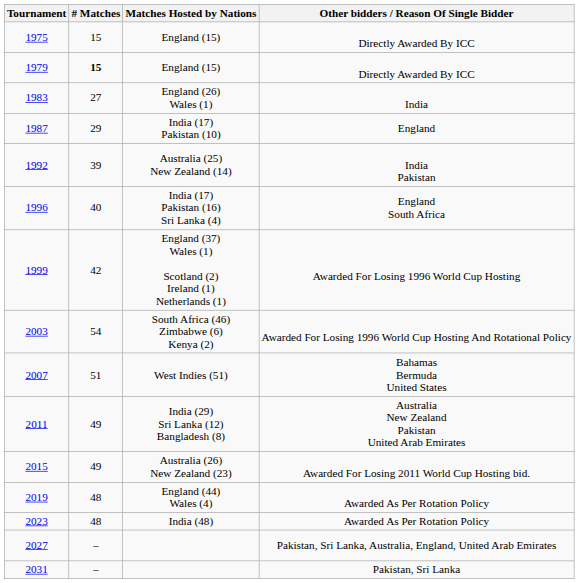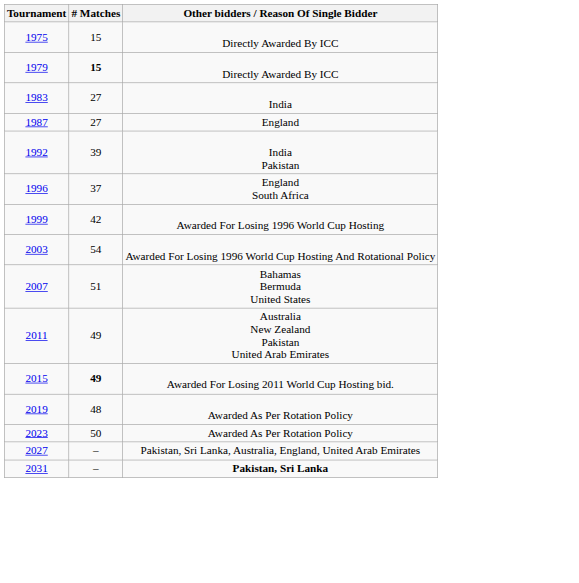- column: (191, 13)
(96, 128) 29 -> (96, 122) 27
(96, 208) 40 -> (96, 189) 37
(96, 467) normal -> (96, 378) bold
(96, 521) 48 -> (96, 433) 50
(417, 569) normal -> (280, 468) bold
